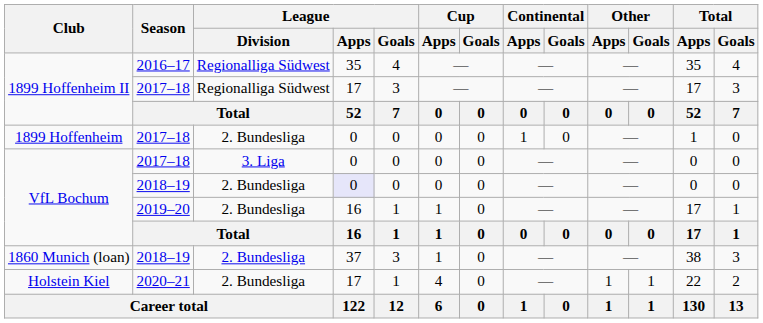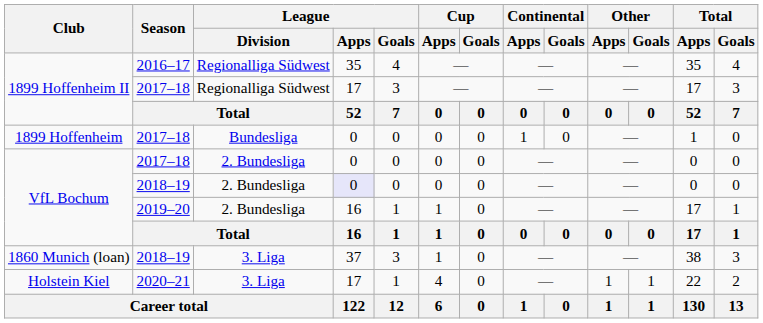(263, 137) 2. Bundesliga -> (263, 137) Bundesliga
(263, 161) 3. Liga -> (263, 161) 2. Bundesliga
(263, 257) 2. Bundesliga -> (263, 257) 3. Liga
(263, 281) 2. Bundesliga -> (263, 281) 3. Liga
